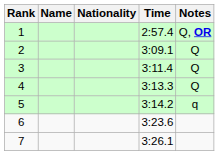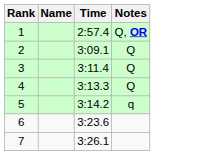- column: (107, 13)
